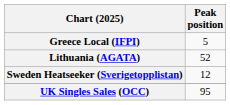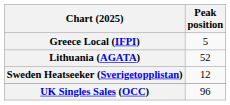(205, 91) 95 -> (205, 91) 96
